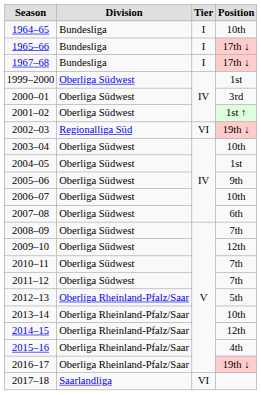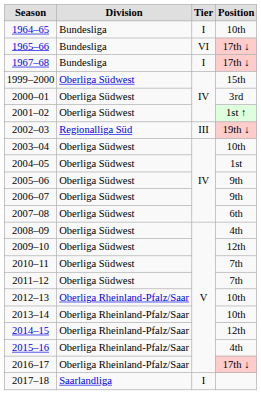(204, 46) I -> (204, 46) VI
(236, 79) 1st -> (236, 79) 15th
(204, 130) VI -> (204, 130) III
(236, 197) 10th -> (236, 197) 9th
(236, 230) 7th -> (236, 230) 4th
(236, 297) 5th -> (236, 297) 10th
(236, 364) 19th ↓ -> (236, 364) 17th ↓
(204, 381) VI -> (204, 381) I
